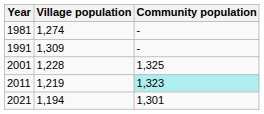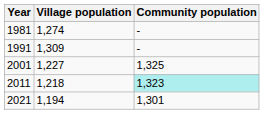(50, 65) 1,228 -> (50, 65) 1,227
(50, 83) 1,219 -> (50, 83) 1,218
